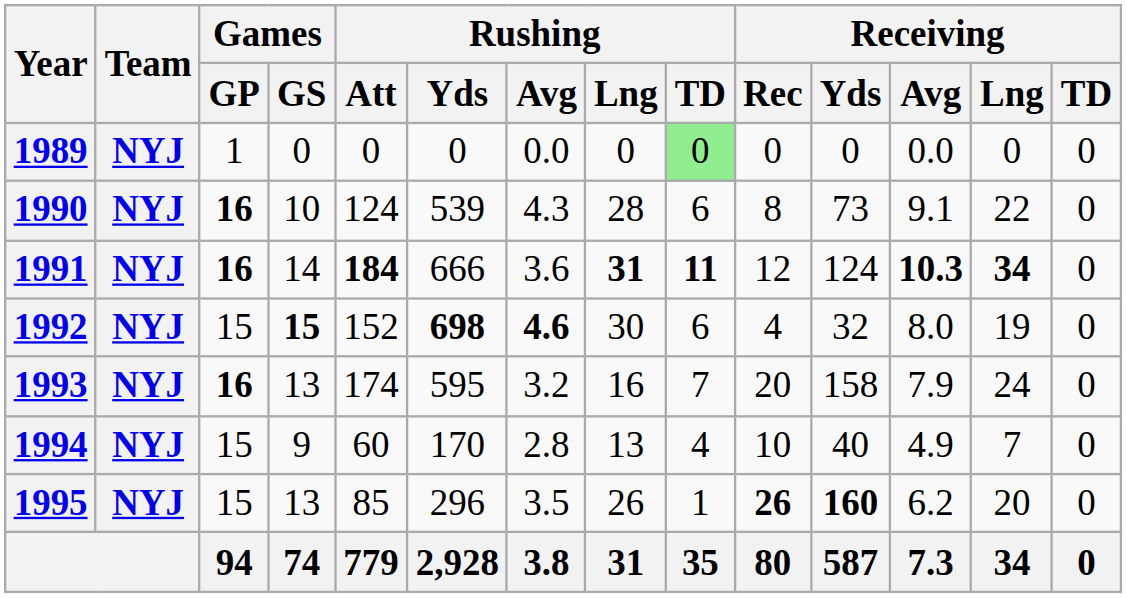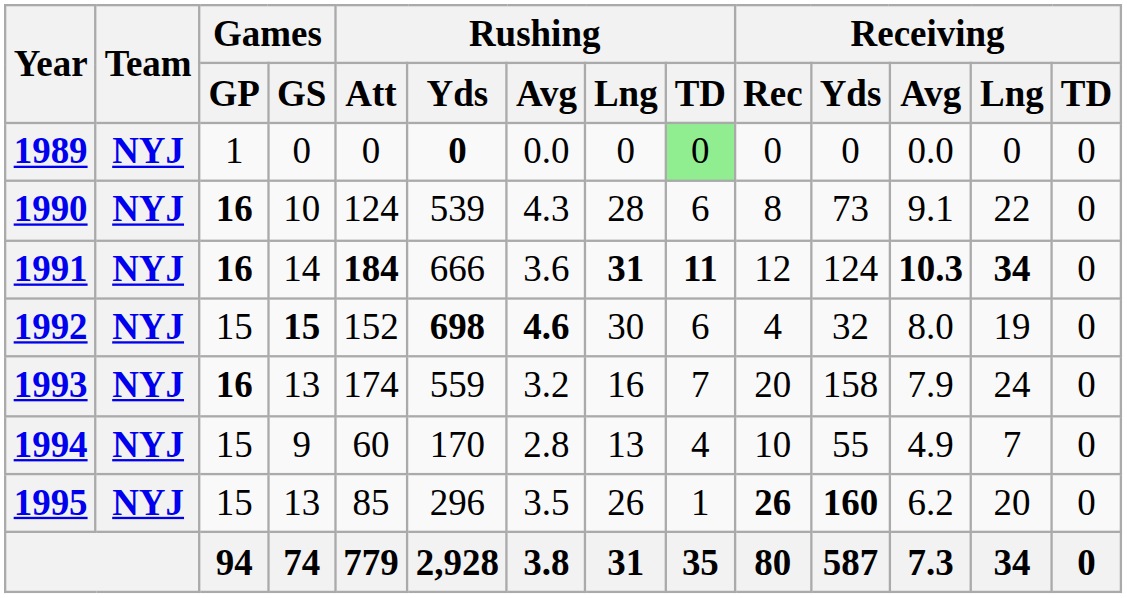(457, 151) normal -> (457, 151) bold
(457, 385) 595 -> (457, 385) 559
(850, 444) 40 -> (850, 444) 55
